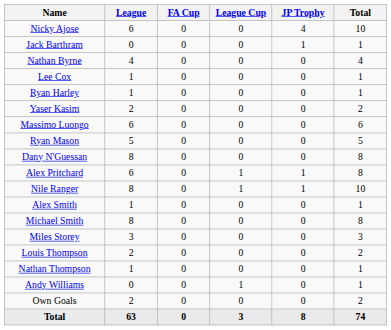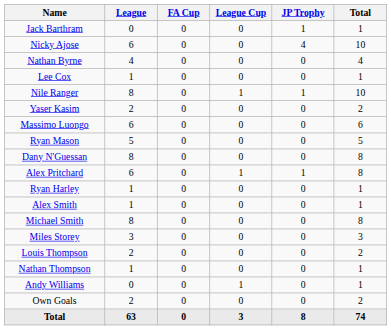rows swapped: (55, 28) <-> (55, 44)
rows swapped: (55, 92) <-> (55, 189)
